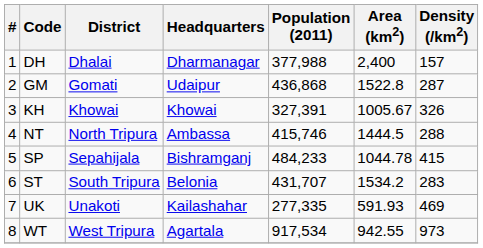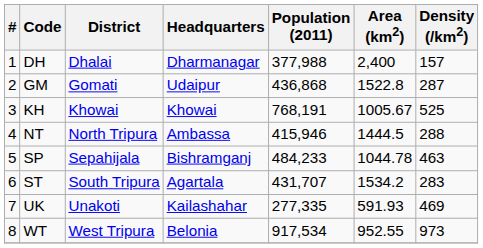(299, 110) 327,391 -> (299, 110) 768,191
(432, 110) 326 -> (432, 110) 525
(299, 134) 415,746 -> (299, 134) 415,946
(432, 158) 415 -> (432, 158) 463
(192, 182) Belonia -> (195, 182) Agartala
(195, 230) Agartala -> (192, 230) Belonia
(380, 230) 942.55 -> (380, 230) 952.55
